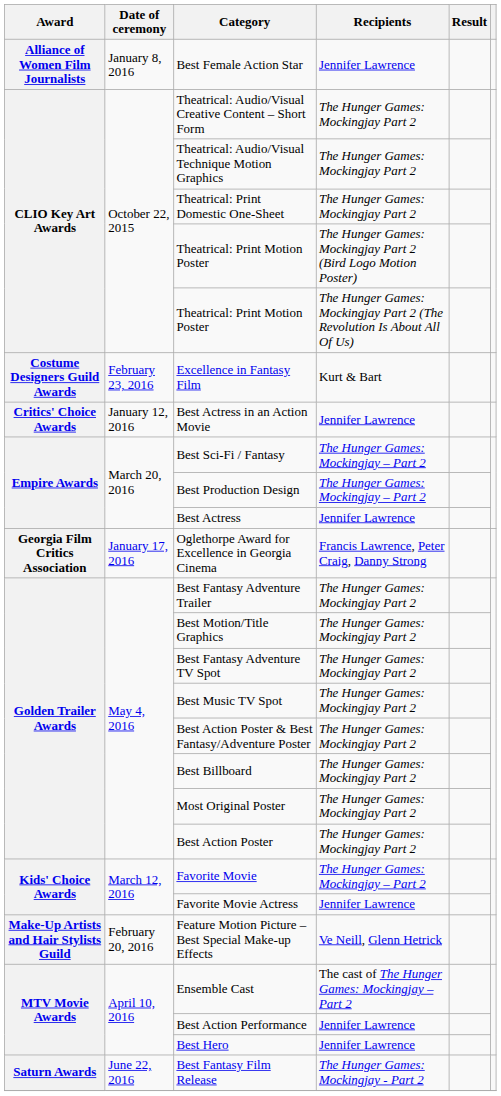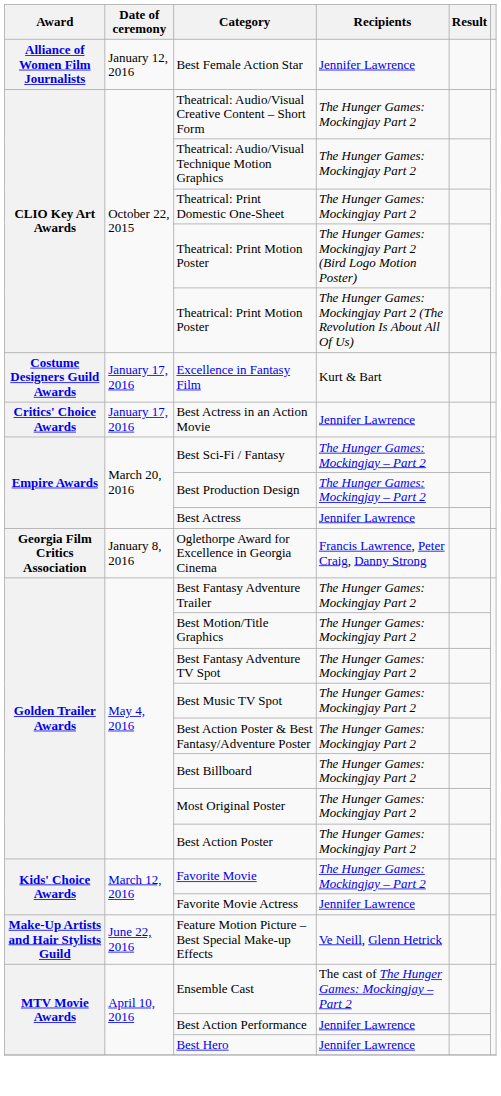(135, 64) January 8, 2016 -> (138, 64) January 12, 2016
(132, 377) February 23, 2016 -> (138, 377) January 17, 2016
(138, 419) January 12, 2016 -> (138, 419) January 17, 2016
(138, 553) January 17, 2016 -> (135, 553) January 8, 2016
(132, 939) February 20, 2016 -> (130, 939) June 22, 2016
- row: (224, 1072)
